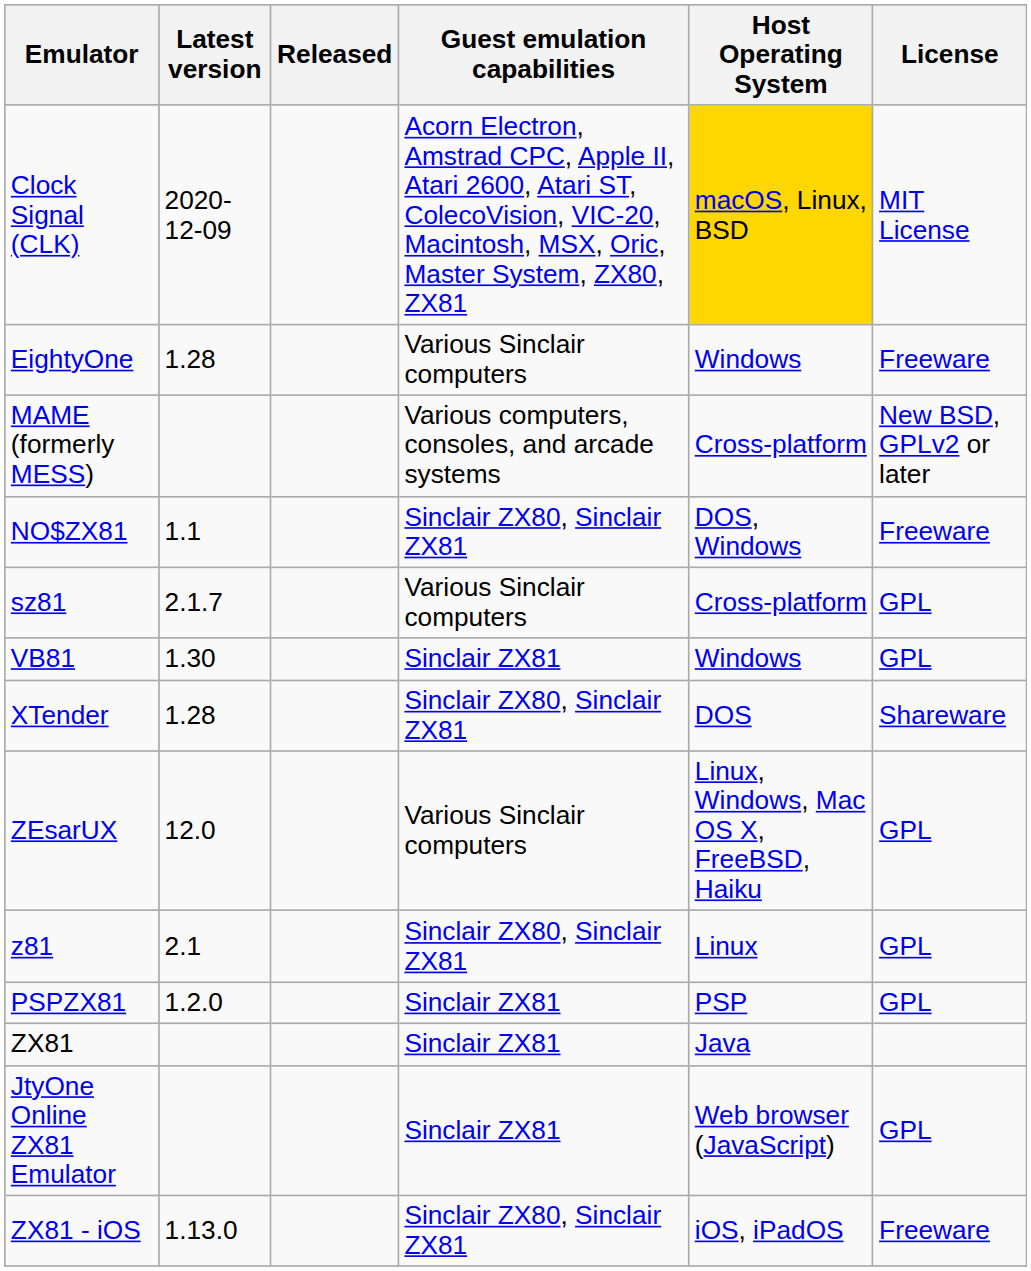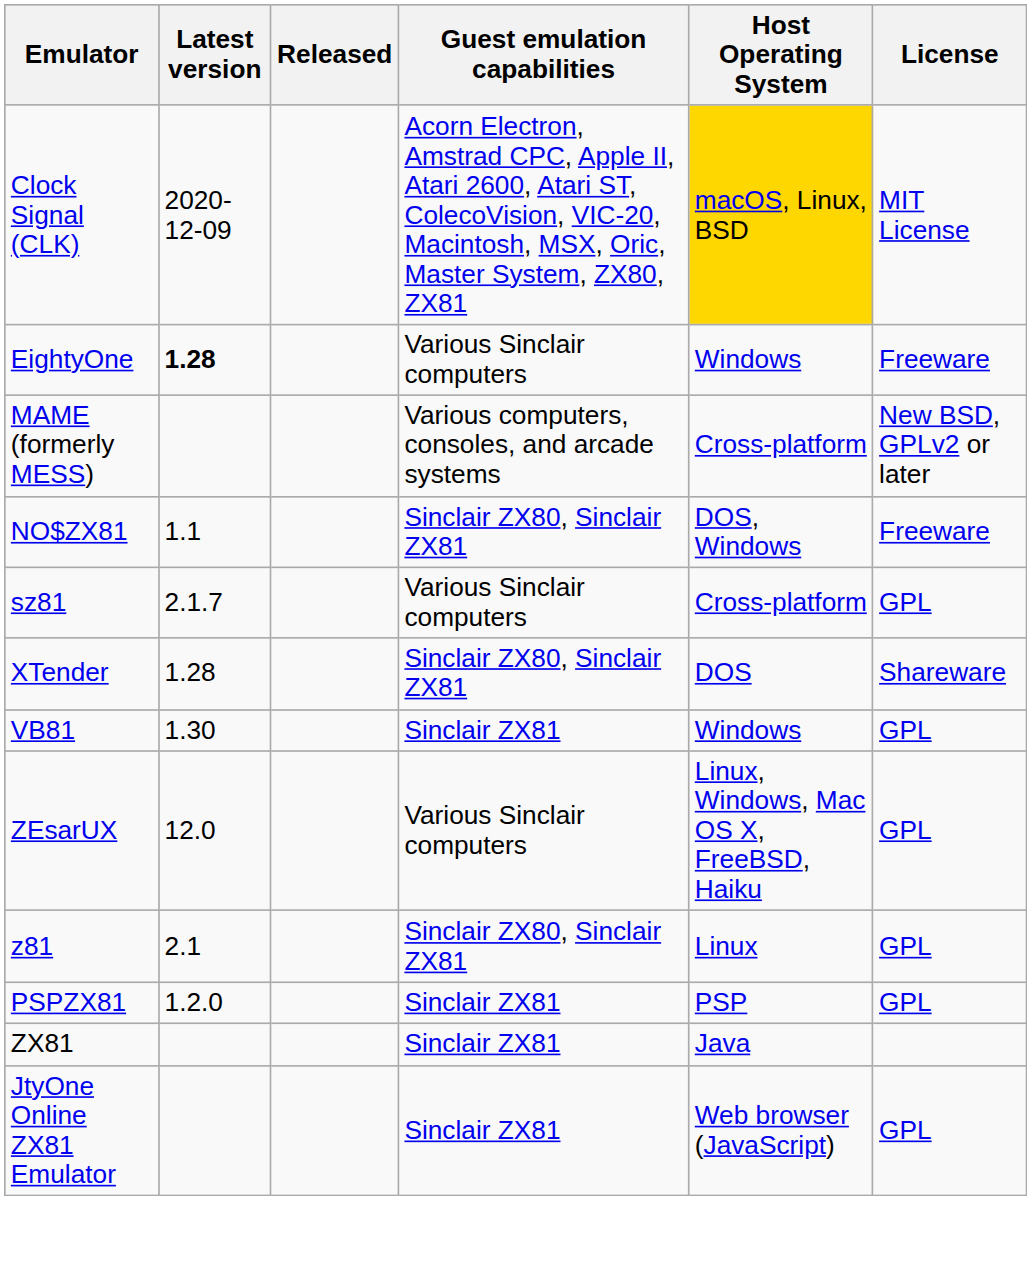(190, 359) normal -> (190, 359) bold
rows swapped: (43, 658) <-> (60, 715)
- row: (76, 1230)
